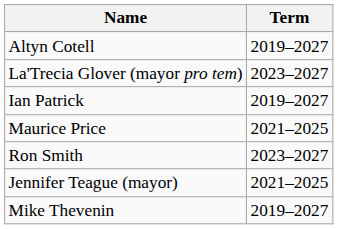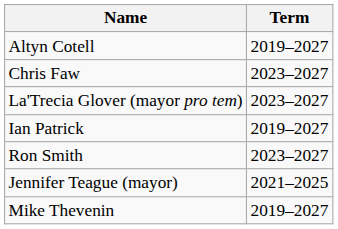+ row: (44, 73)
- row: (57, 127)
